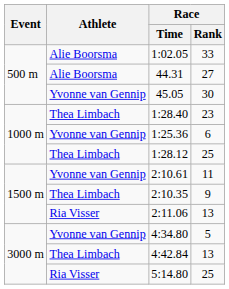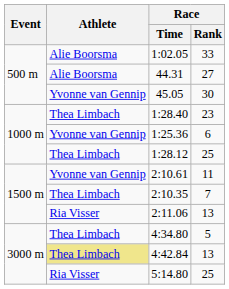(208, 194) 9 -> (208, 194) 7
(98, 234) Yvonne van Gennip -> (85, 234) Thea Limbach
(85, 254) no background -> (85, 254) khaki background
